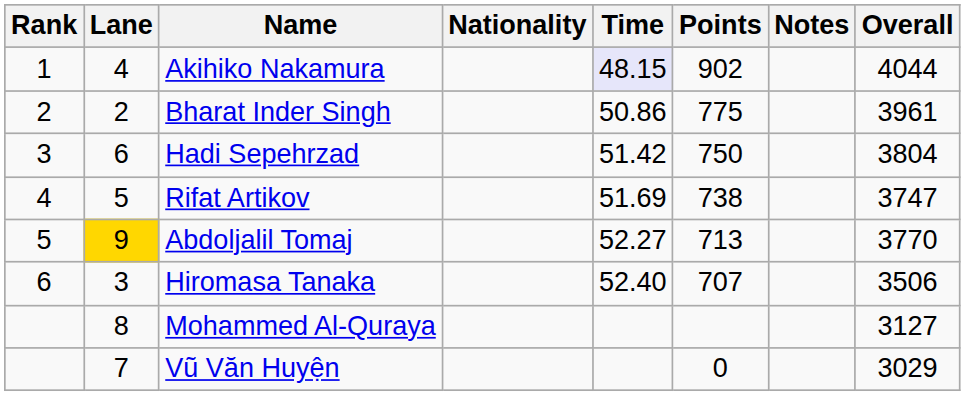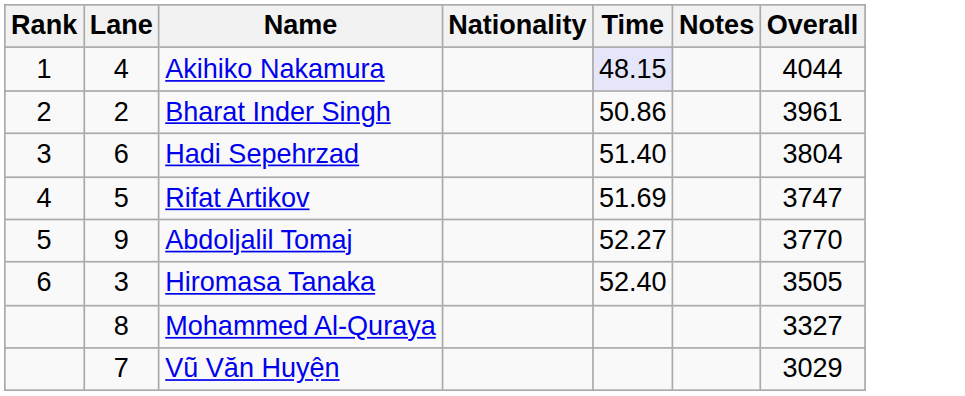- column: (720, 25)
(633, 154) 51.42 -> (633, 154) 51.40
(121, 240) gold background -> (121, 240) no background
(908, 283) 3506 -> (812, 283) 3505
(908, 326) 3127 -> (812, 326) 3327
